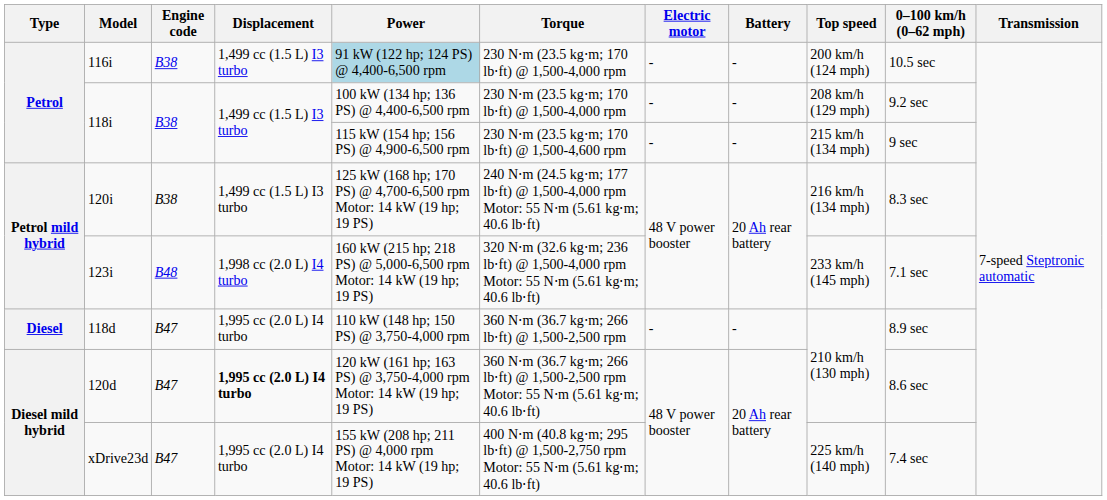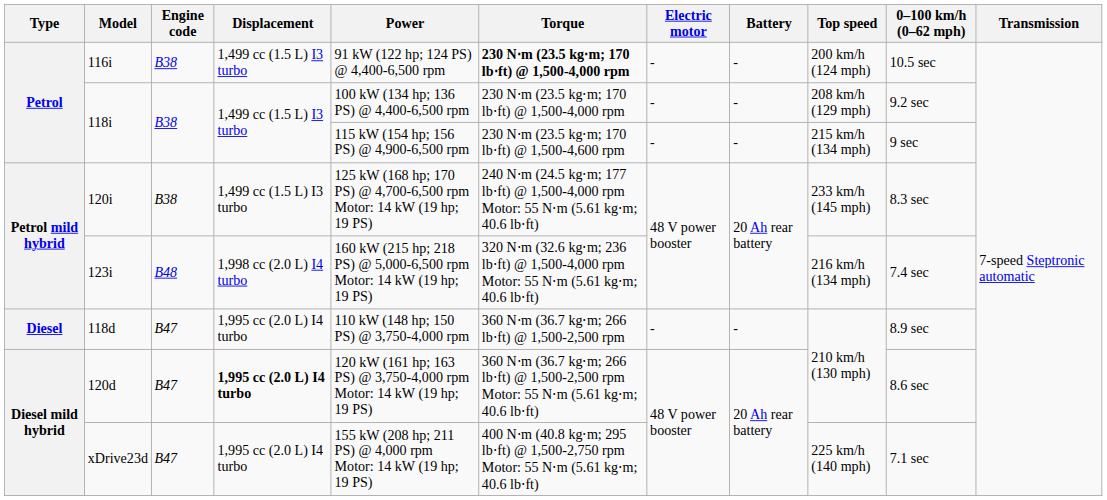(404, 62) lightblue background -> (403, 62) no background
(555, 63) normal -> (556, 63) bold
(840, 199) 216 km/h (134 mph) -> (841, 199) 233 km/h (145 mph)
(840, 272) 233 km/h (145 mph) -> (841, 272) 216 km/h (134 mph)
(909, 272) 7.1 sec -> (909, 272) 7.4 sec
(909, 459) 7.4 sec -> (909, 459) 7.1 sec
